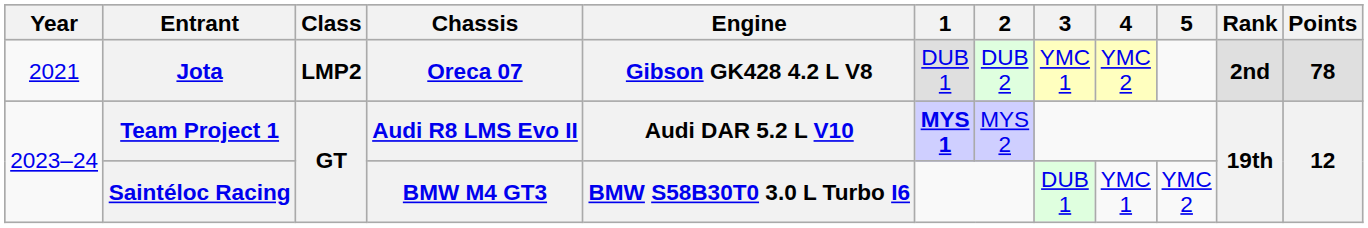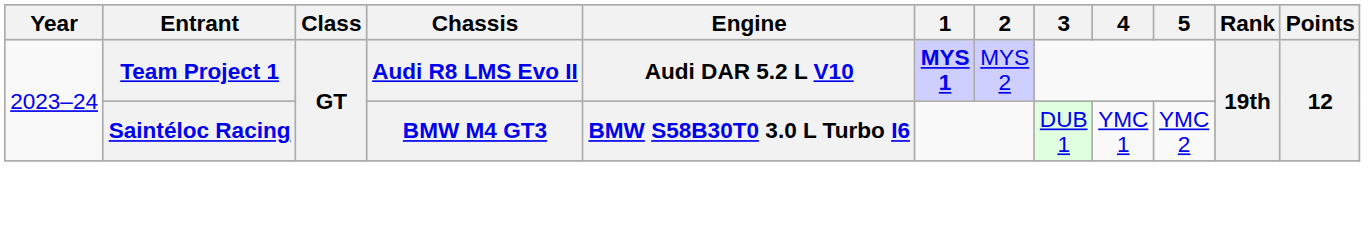- row: (200, 70)
